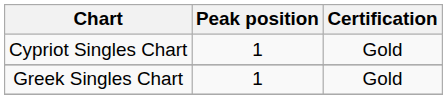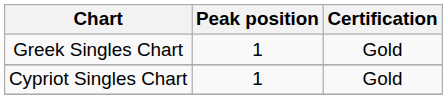rows swapped: (98, 79) <-> (98, 49)
